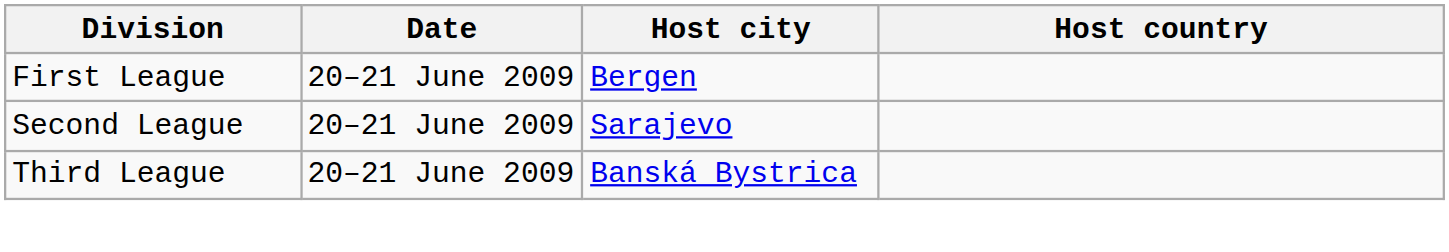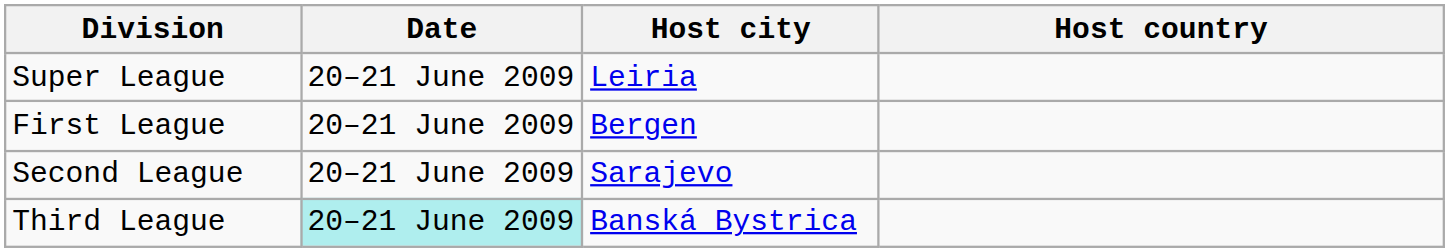+ row: (119, 78)
(441, 174) no background -> (441, 223) paleturquoise background
